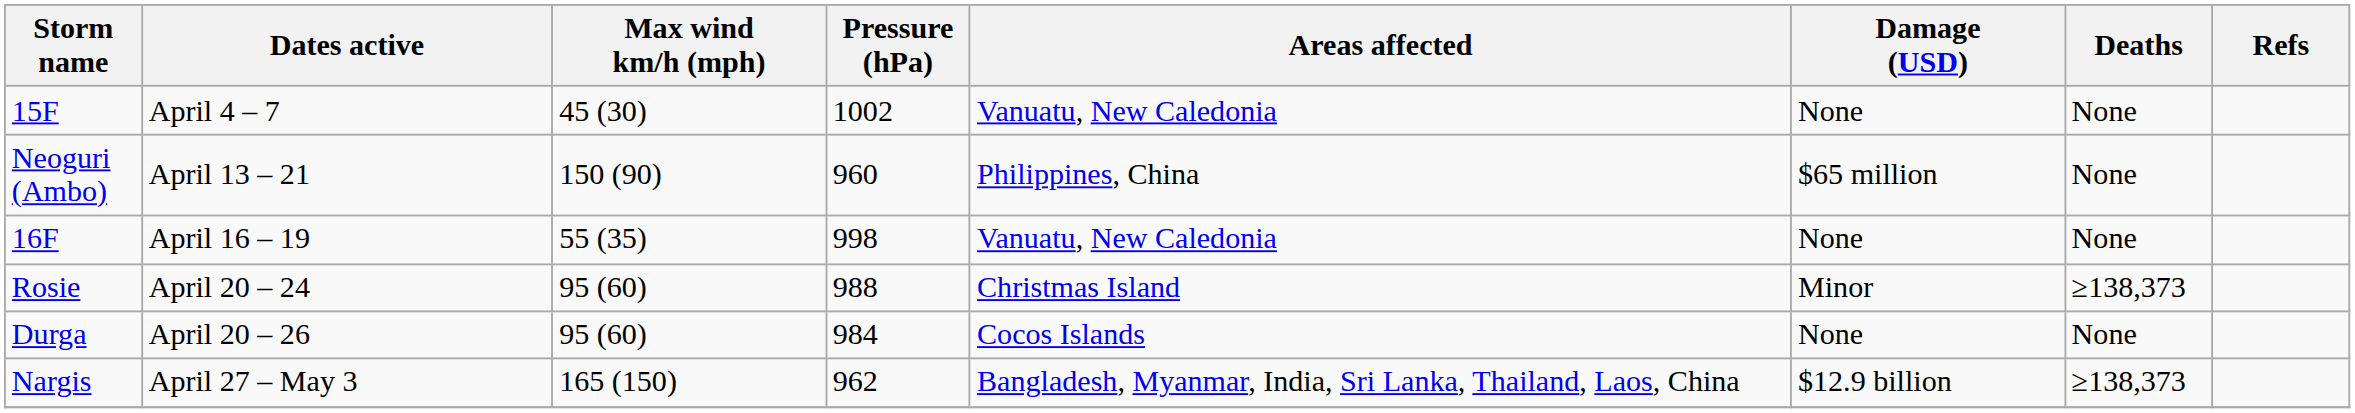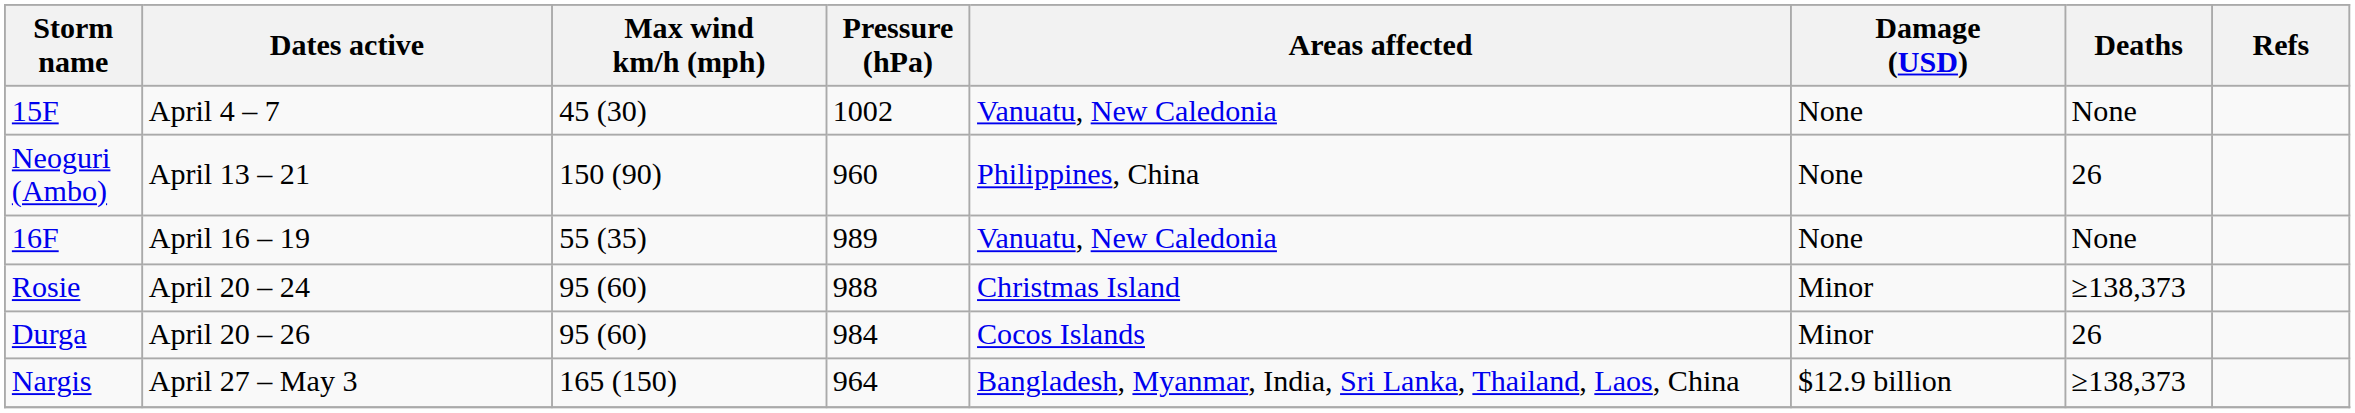(1868, 174) $65 million -> (1831, 174) None
(2104, 174) None -> (2087, 174) 26
(855, 239) 998 -> (855, 239) 989
(1831, 334) None -> (1836, 334) Minor
(2104, 334) None -> (2087, 334) 26
(855, 382) 962 -> (855, 382) 964
